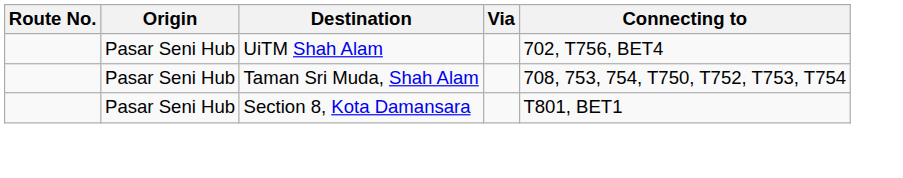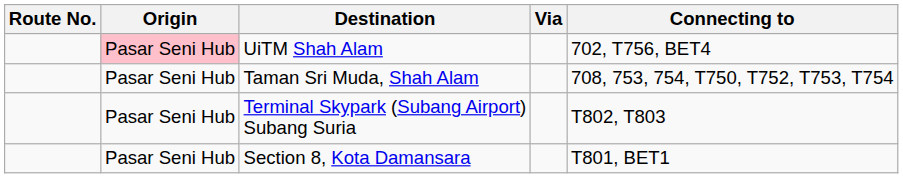(170, 48) no background -> (170, 48) pink background
+ row: (385, 117)
